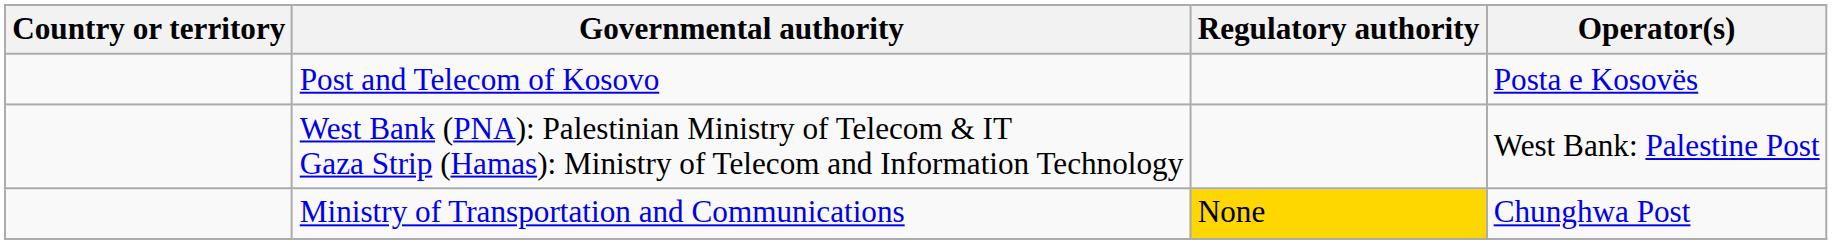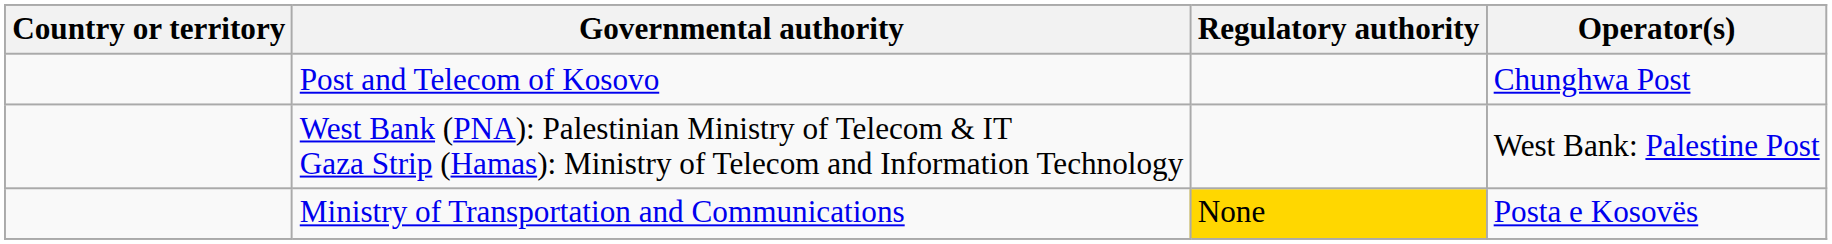(1596, 78) Posta e Kosovës -> (1592, 78) Chunghwa Post
(1592, 212) Chunghwa Post -> (1596, 212) Posta e Kosovës
